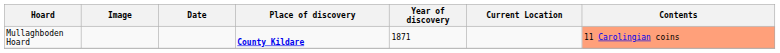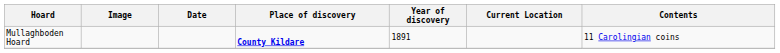(401, 37) 1871 -> (401, 37) 1891
(632, 37) lightsalmon background -> (632, 37) no background
